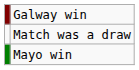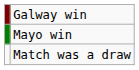rows swapped: (43, 54) <-> (72, 34)
